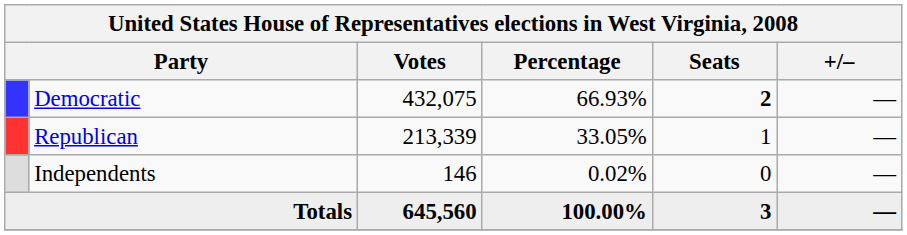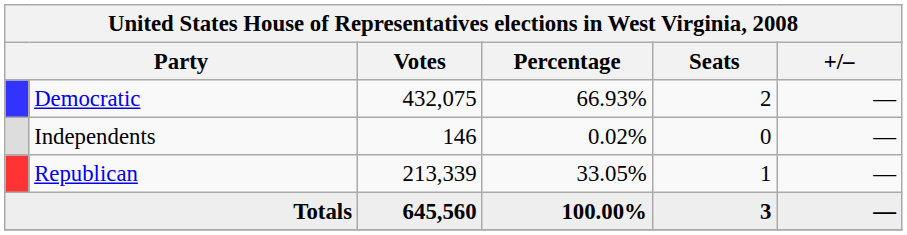(766, 98) bold -> (766, 98) normal
rows swapped: (86, 136) <-> (95, 173)
